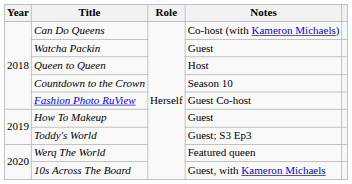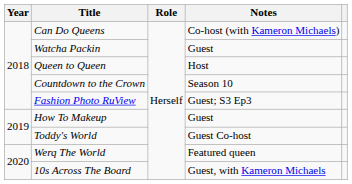(219, 100) Guest Co-host -> (220, 100) Guest; S3 Ep3
(220, 135) Guest; S3 Ep3 -> (219, 135) Guest Co-host
